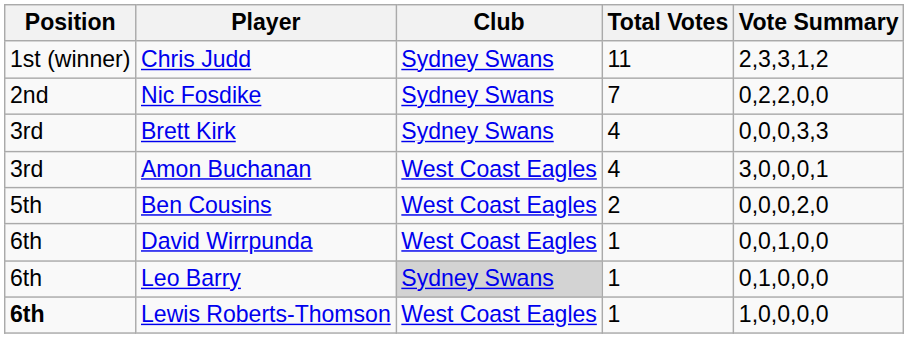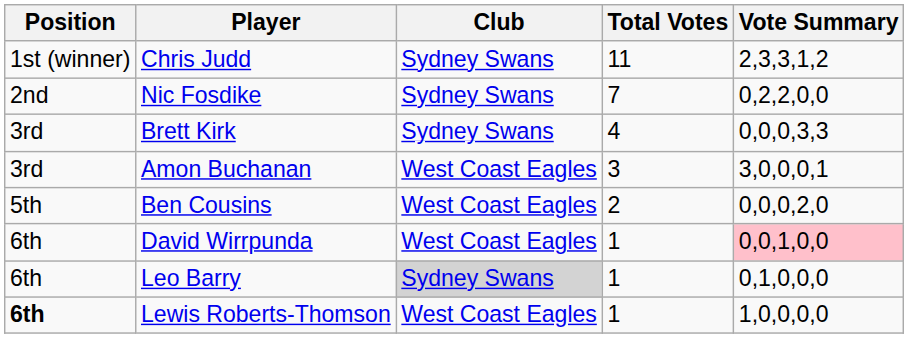(614, 168) 4 -> (614, 168) 3
(784, 242) no background -> (784, 242) pink background
